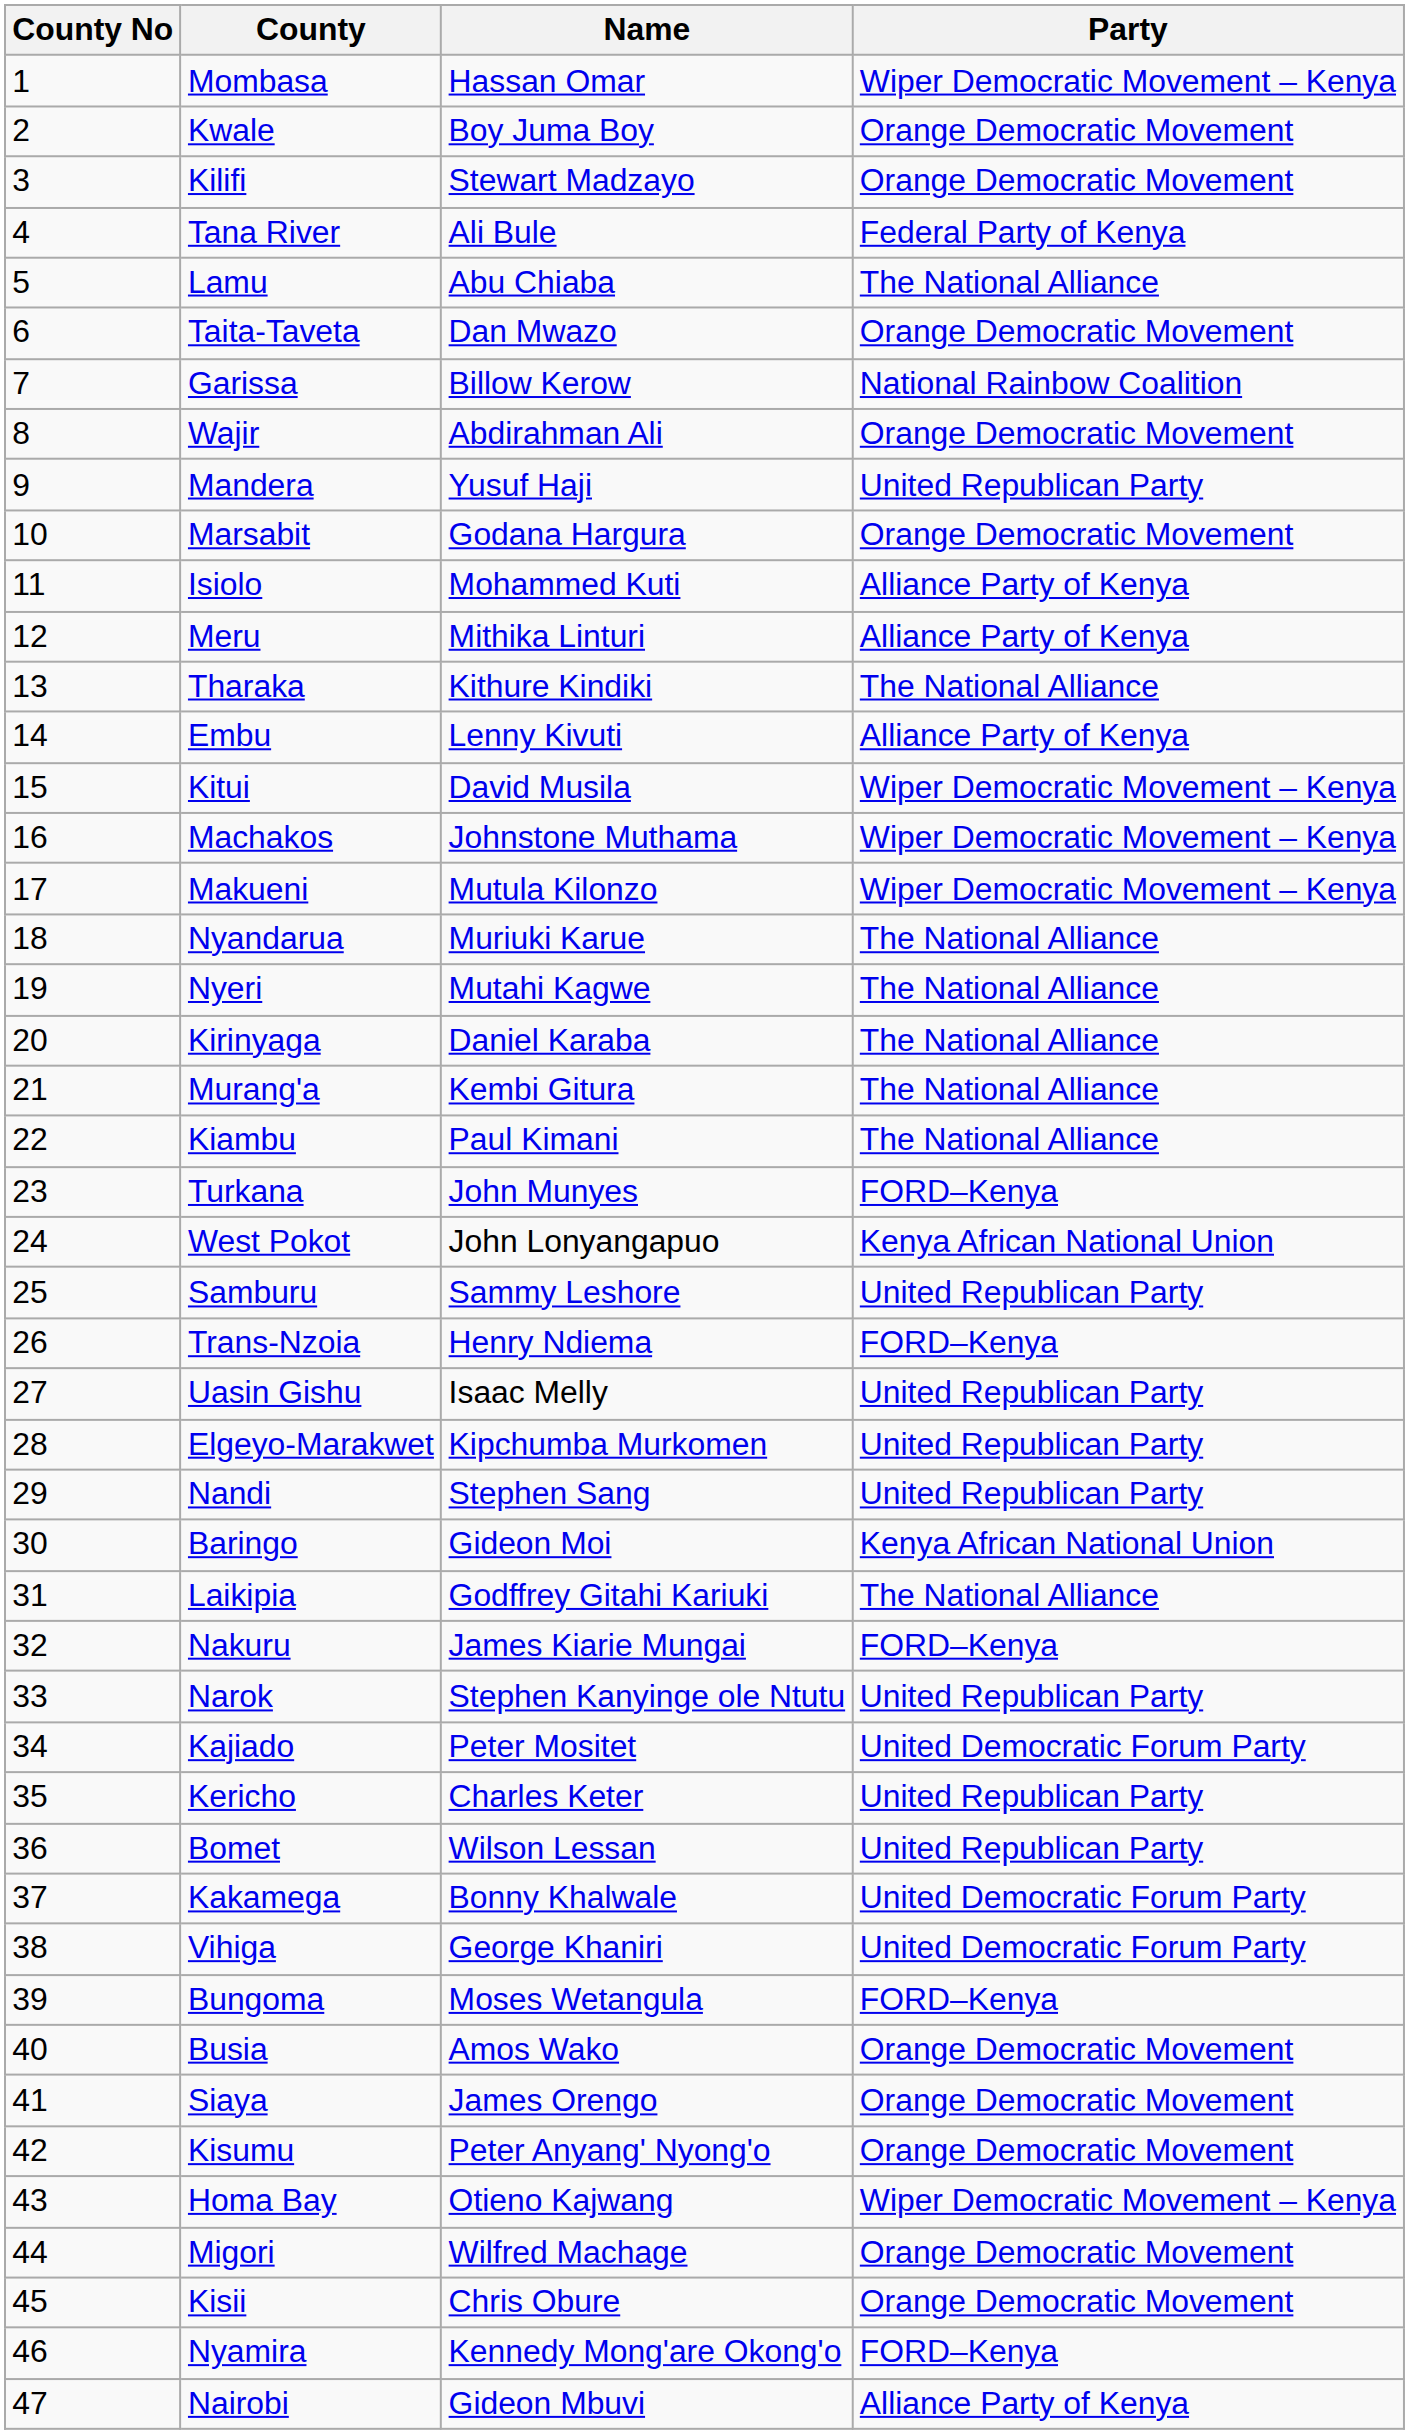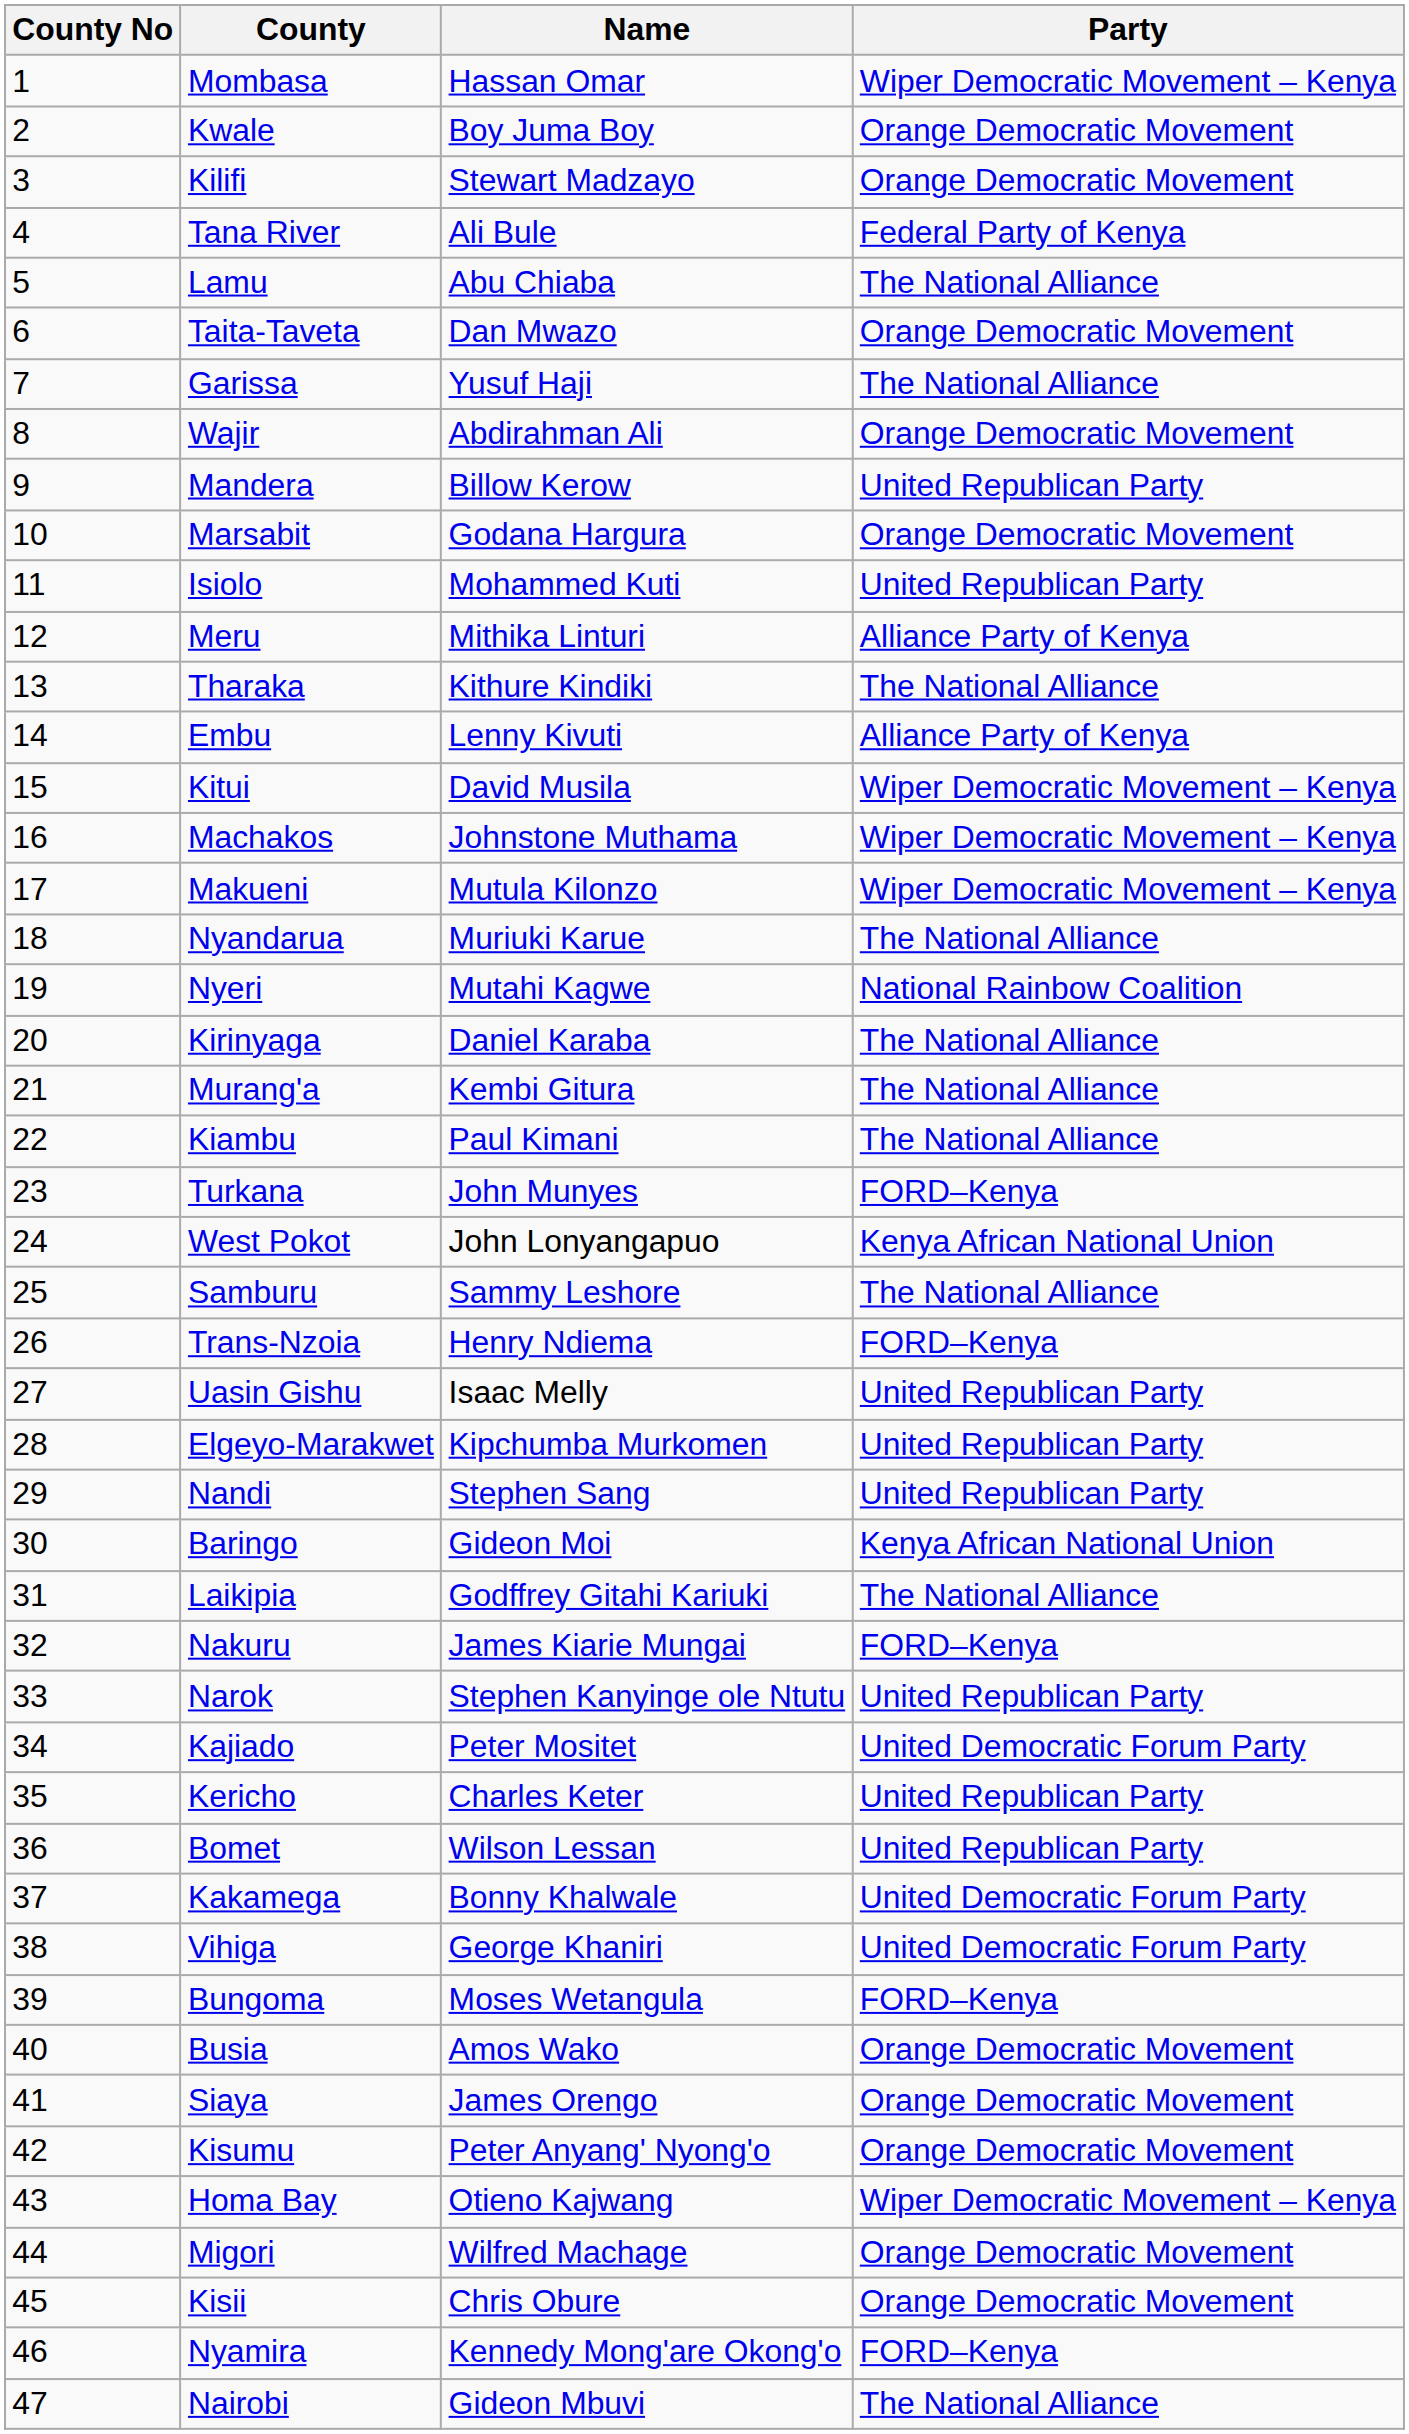(540, 383) Billow Kerow -> (520, 383) Yusuf Haji
(1051, 383) National Rainbow Coalition -> (1009, 383) The National Alliance
(520, 484) Yusuf Haji -> (540, 484) Billow Kerow
(1024, 585) Alliance Party of Kenya -> (1032, 585) United Republican Party
(1009, 989) The National Alliance -> (1051, 989) National Rainbow Coalition
(1032, 1292) United Republican Party -> (1009, 1292) The National Alliance
(1024, 2403) Alliance Party of Kenya -> (1009, 2403) The National Alliance
